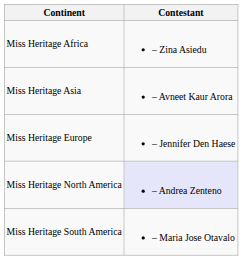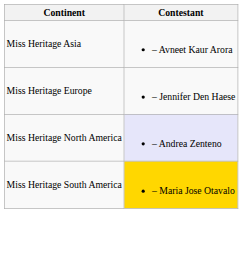- row: (47, 44)
(181, 238) no background -> (181, 191) gold background
